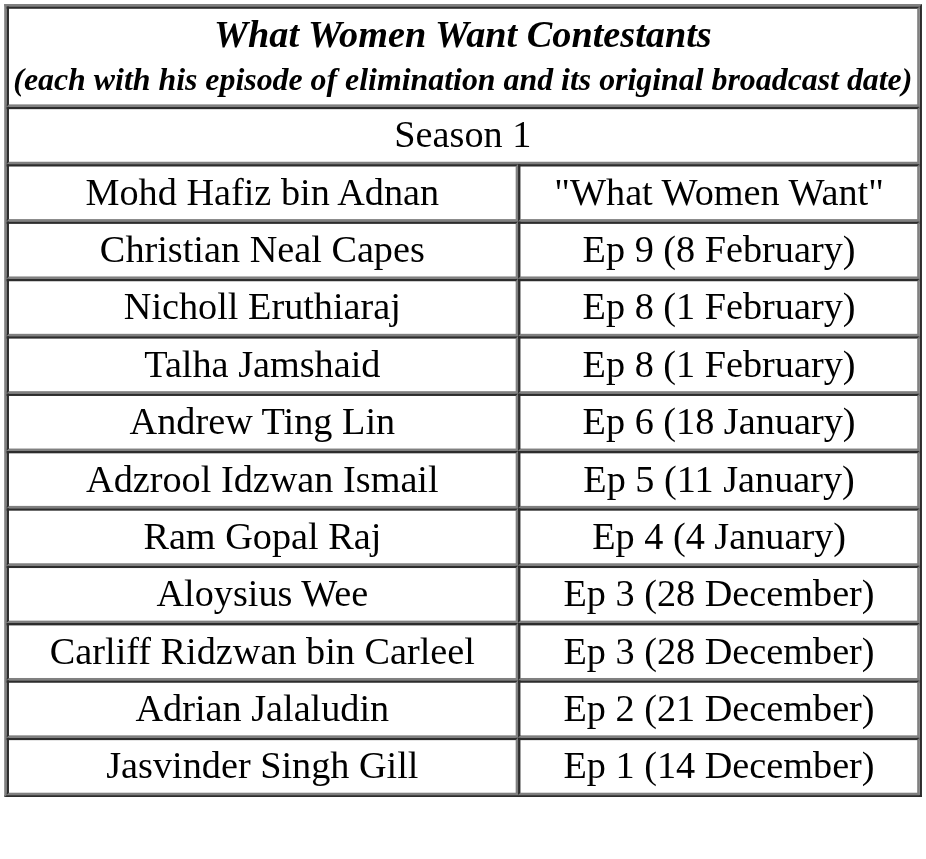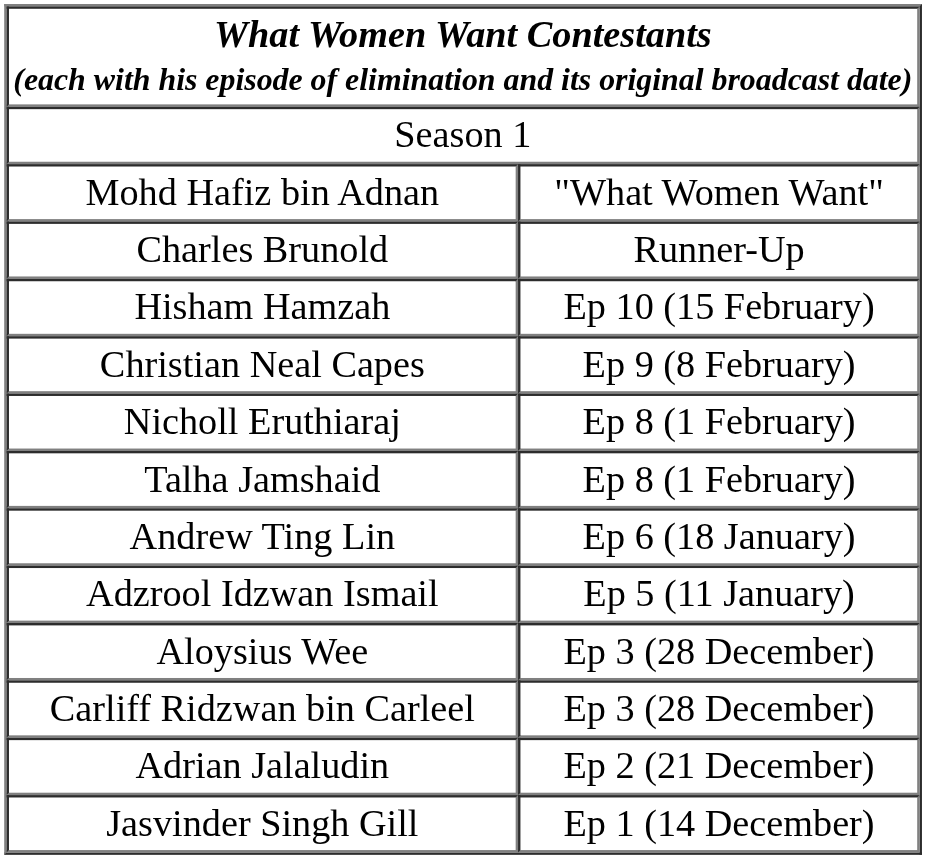+ row: (262, 249)
+ row: (262, 306)
- row: (262, 536)
